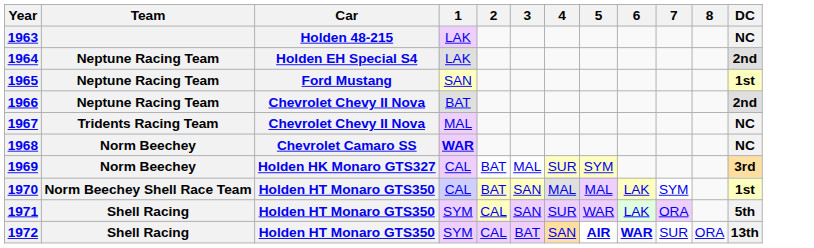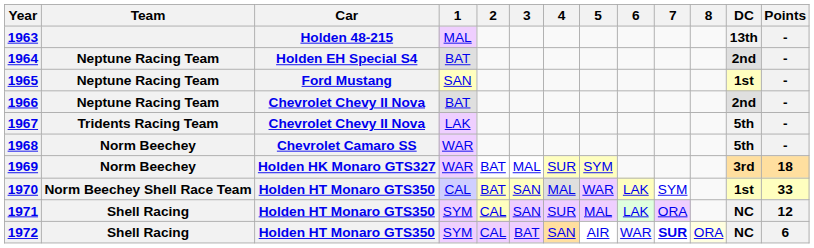+ column: (785, 15)
(458, 37) LAK -> (458, 37) MAL
(745, 37) NC -> (744, 37) 13th
(458, 59) LAK -> (458, 59) BAT
(458, 124) MAL -> (458, 124) LAK
(745, 124) NC -> (744, 124) 5th
(458, 145) bold -> (458, 145) normal
(745, 145) NC -> (744, 145) 5th
(458, 167) CAL -> (458, 167) WAR
(599, 189) MAL -> (598, 189) WAR
(599, 210) WAR -> (598, 210) MAL
(745, 210) 5th -> (744, 210) NC
(599, 232) bold -> (598, 232) normal
(637, 232) bold -> (636, 232) normal
(674, 232) normal -> (673, 232) bold
(710, 232) no background -> (709, 232) lightyellow background
(745, 232) 13th -> (744, 232) NC
